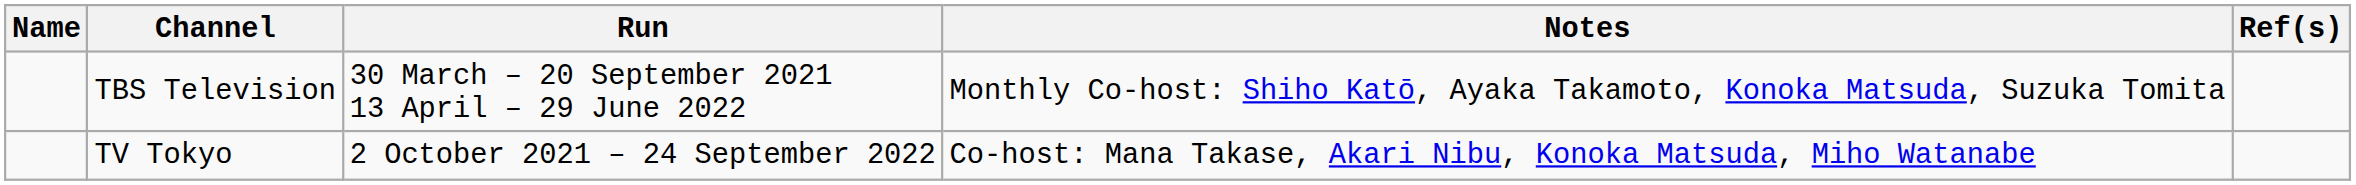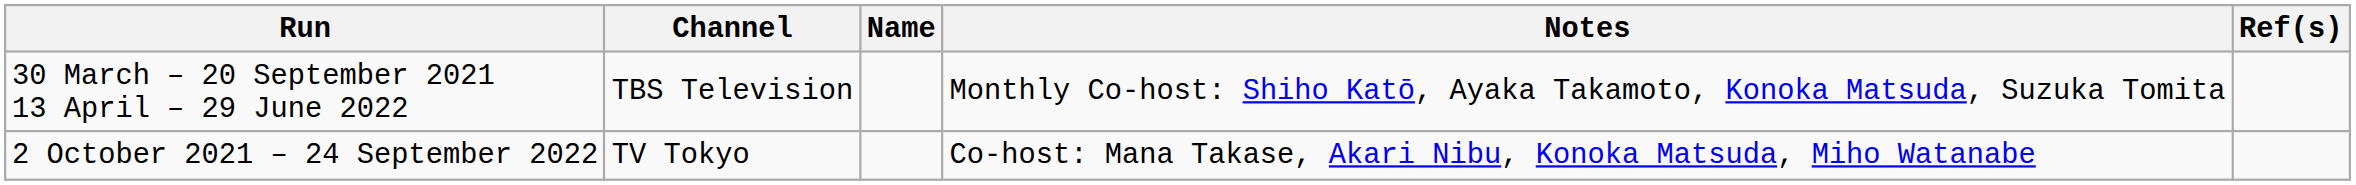columns swapped: (46, 29) <-> (643, 29)
